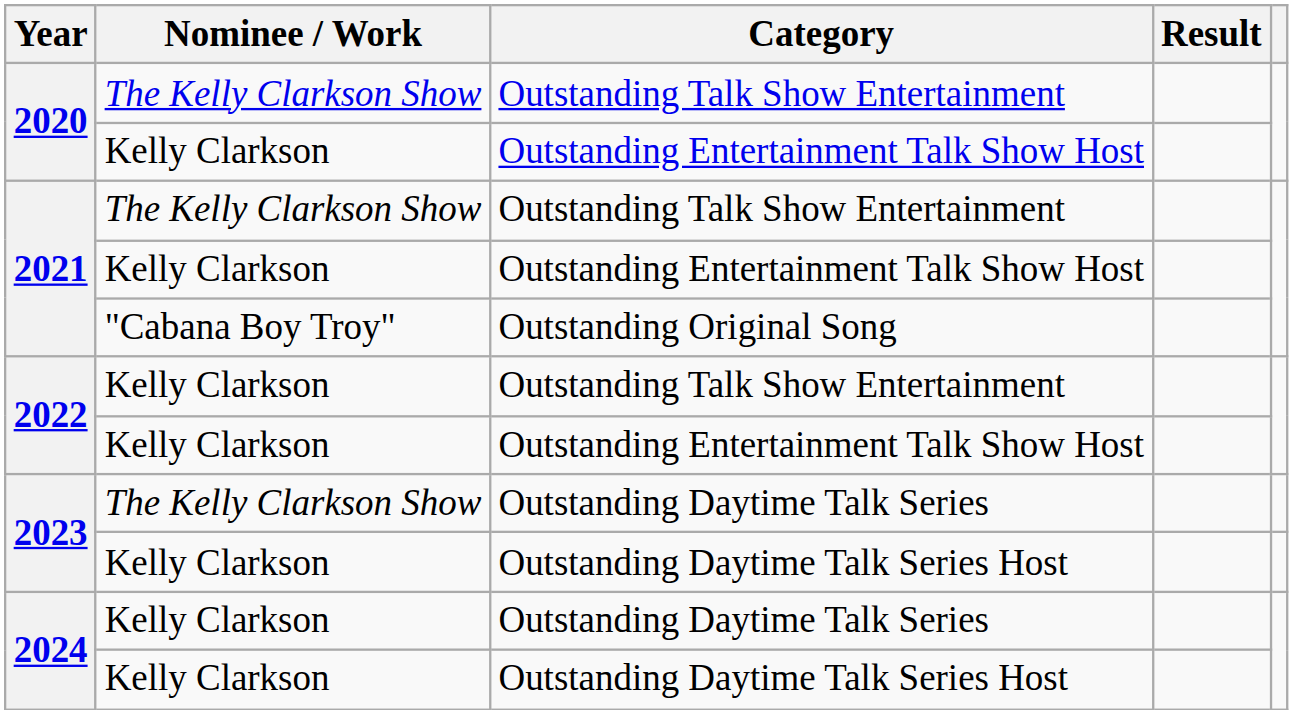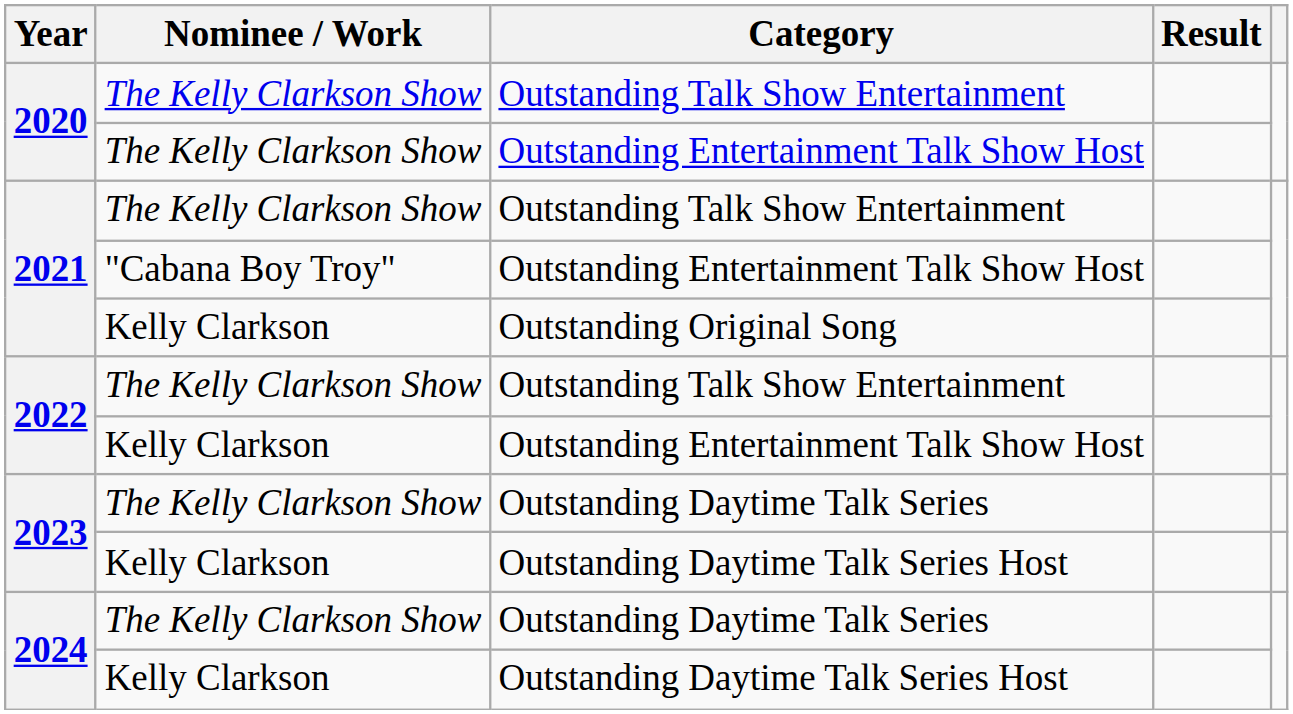(217, 151) Kelly Clarkson -> (293, 151) The Kelly Clarkson Show
(217, 268) Kelly Clarkson -> (250, 268) "Cabana Boy Troy"
(250, 326) "Cabana Boy Troy" -> (217, 326) Kelly Clarkson
(217, 385) Kelly Clarkson -> (293, 385) The Kelly Clarkson Show
(217, 619) Kelly Clarkson -> (293, 619) The Kelly Clarkson Show
